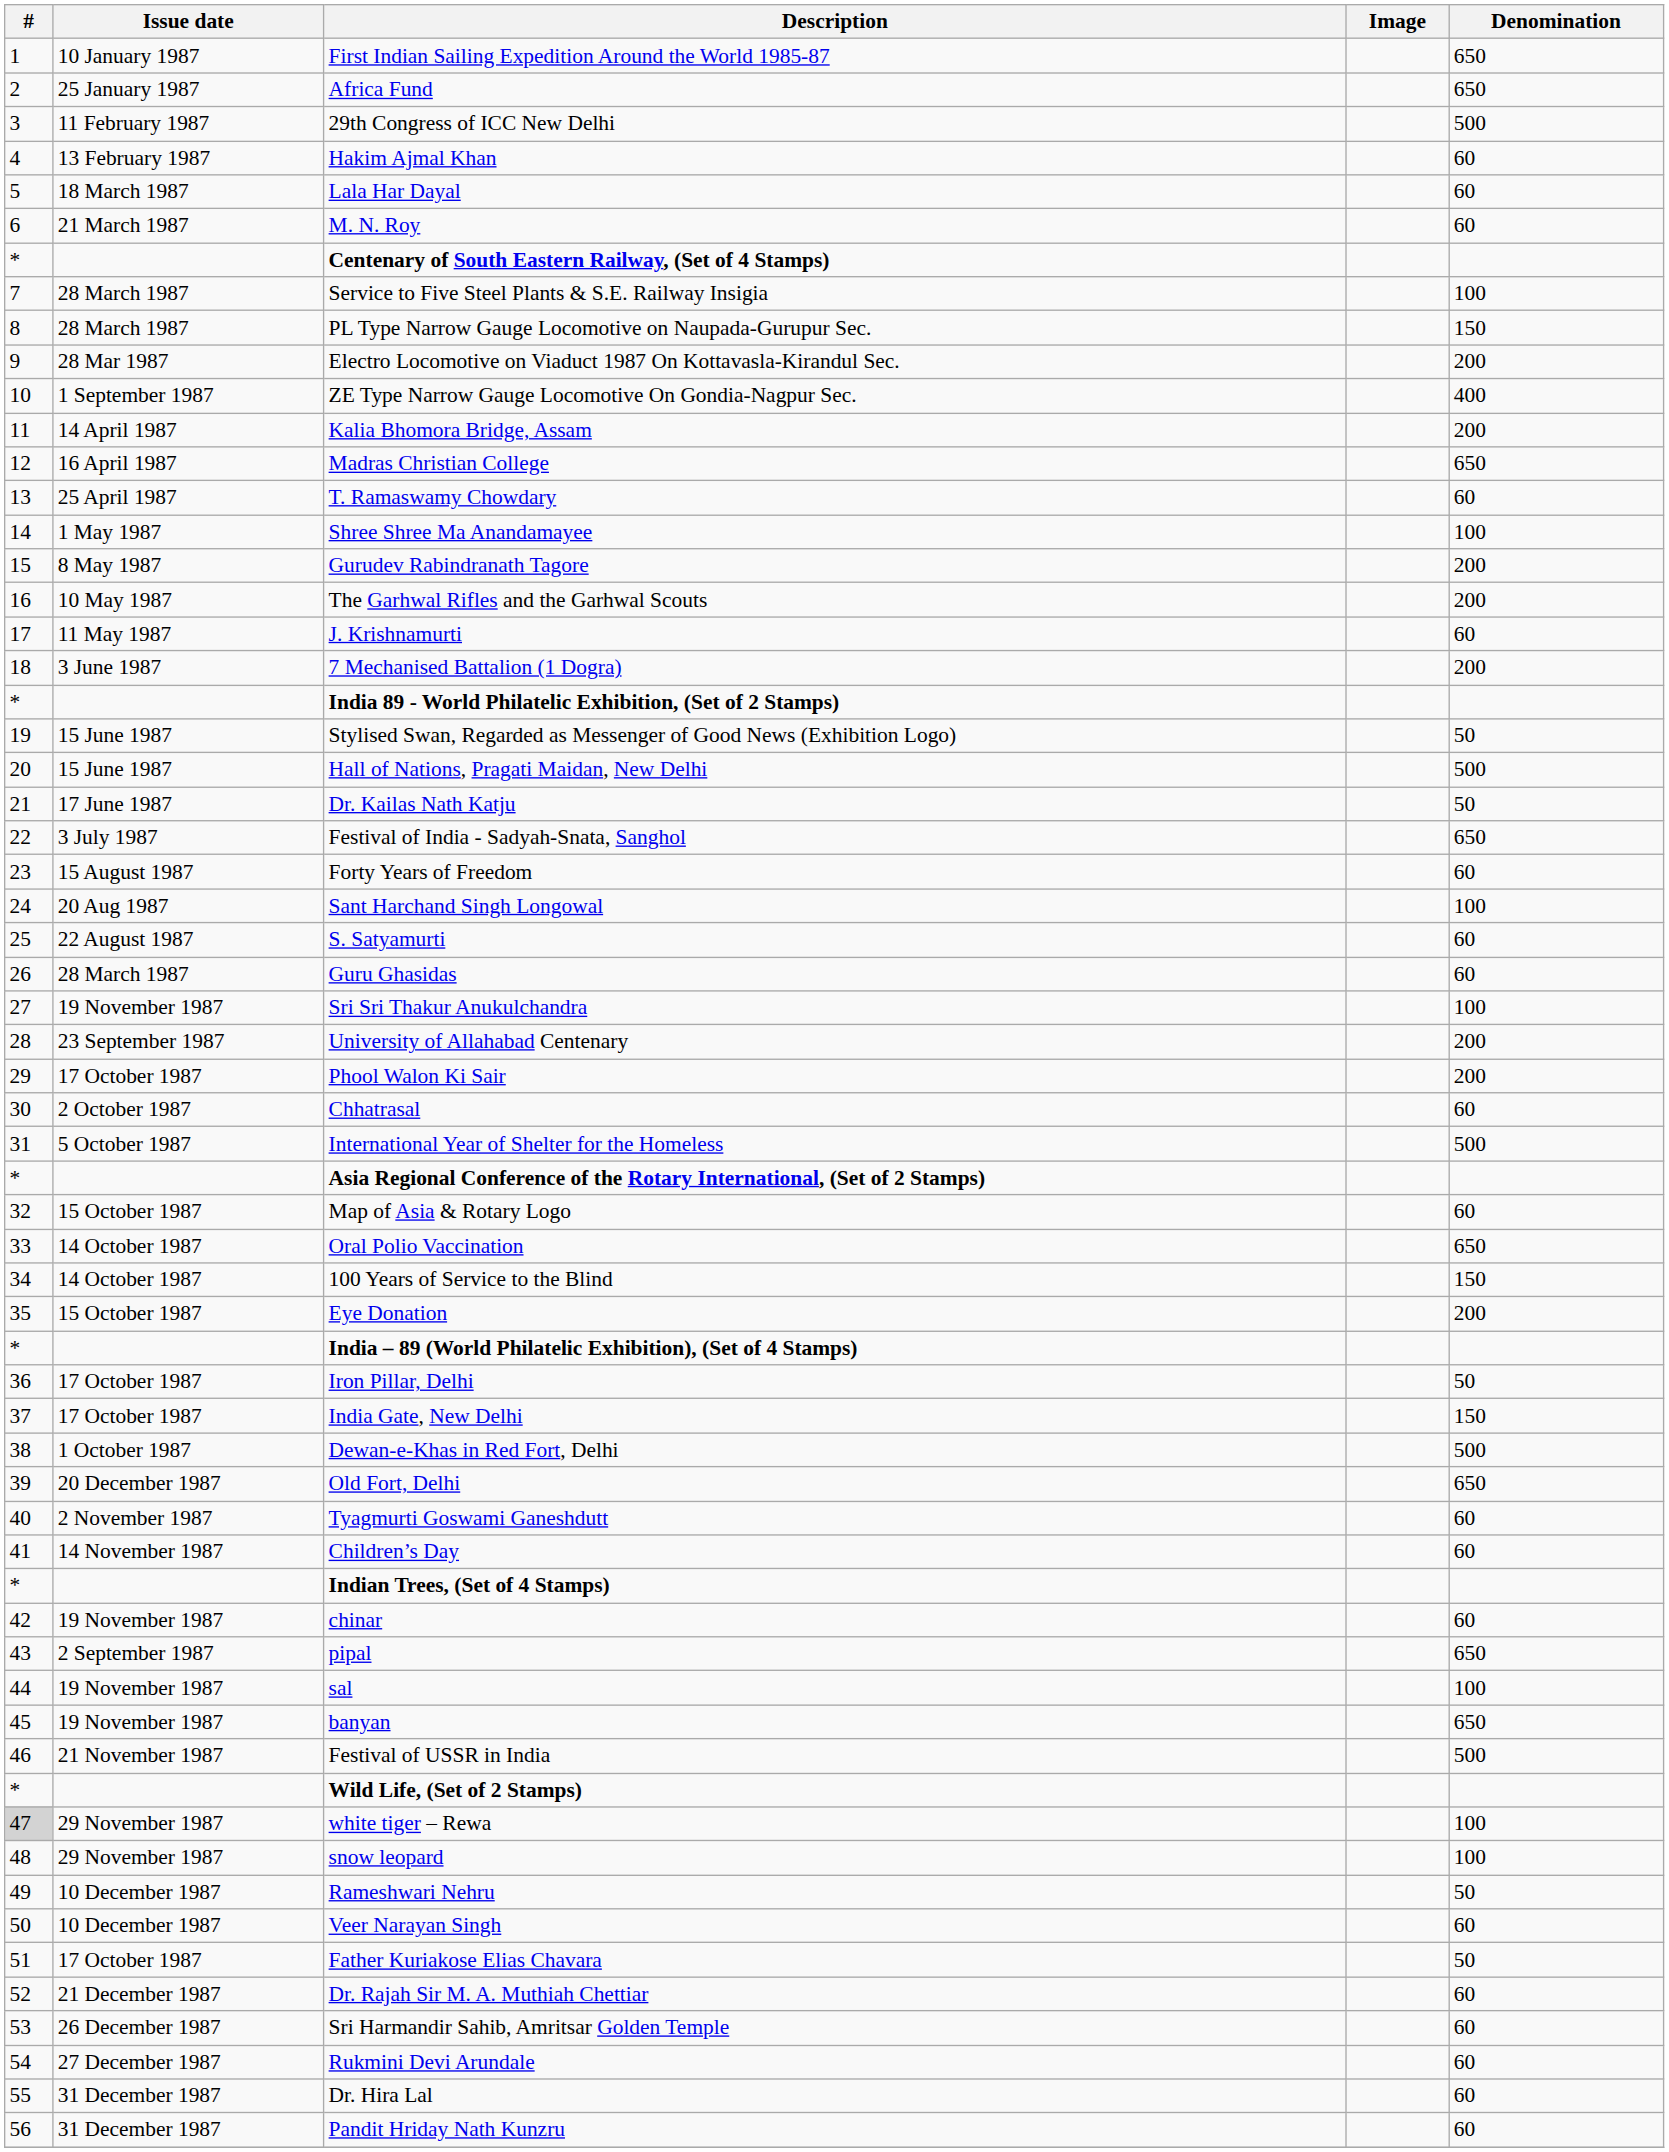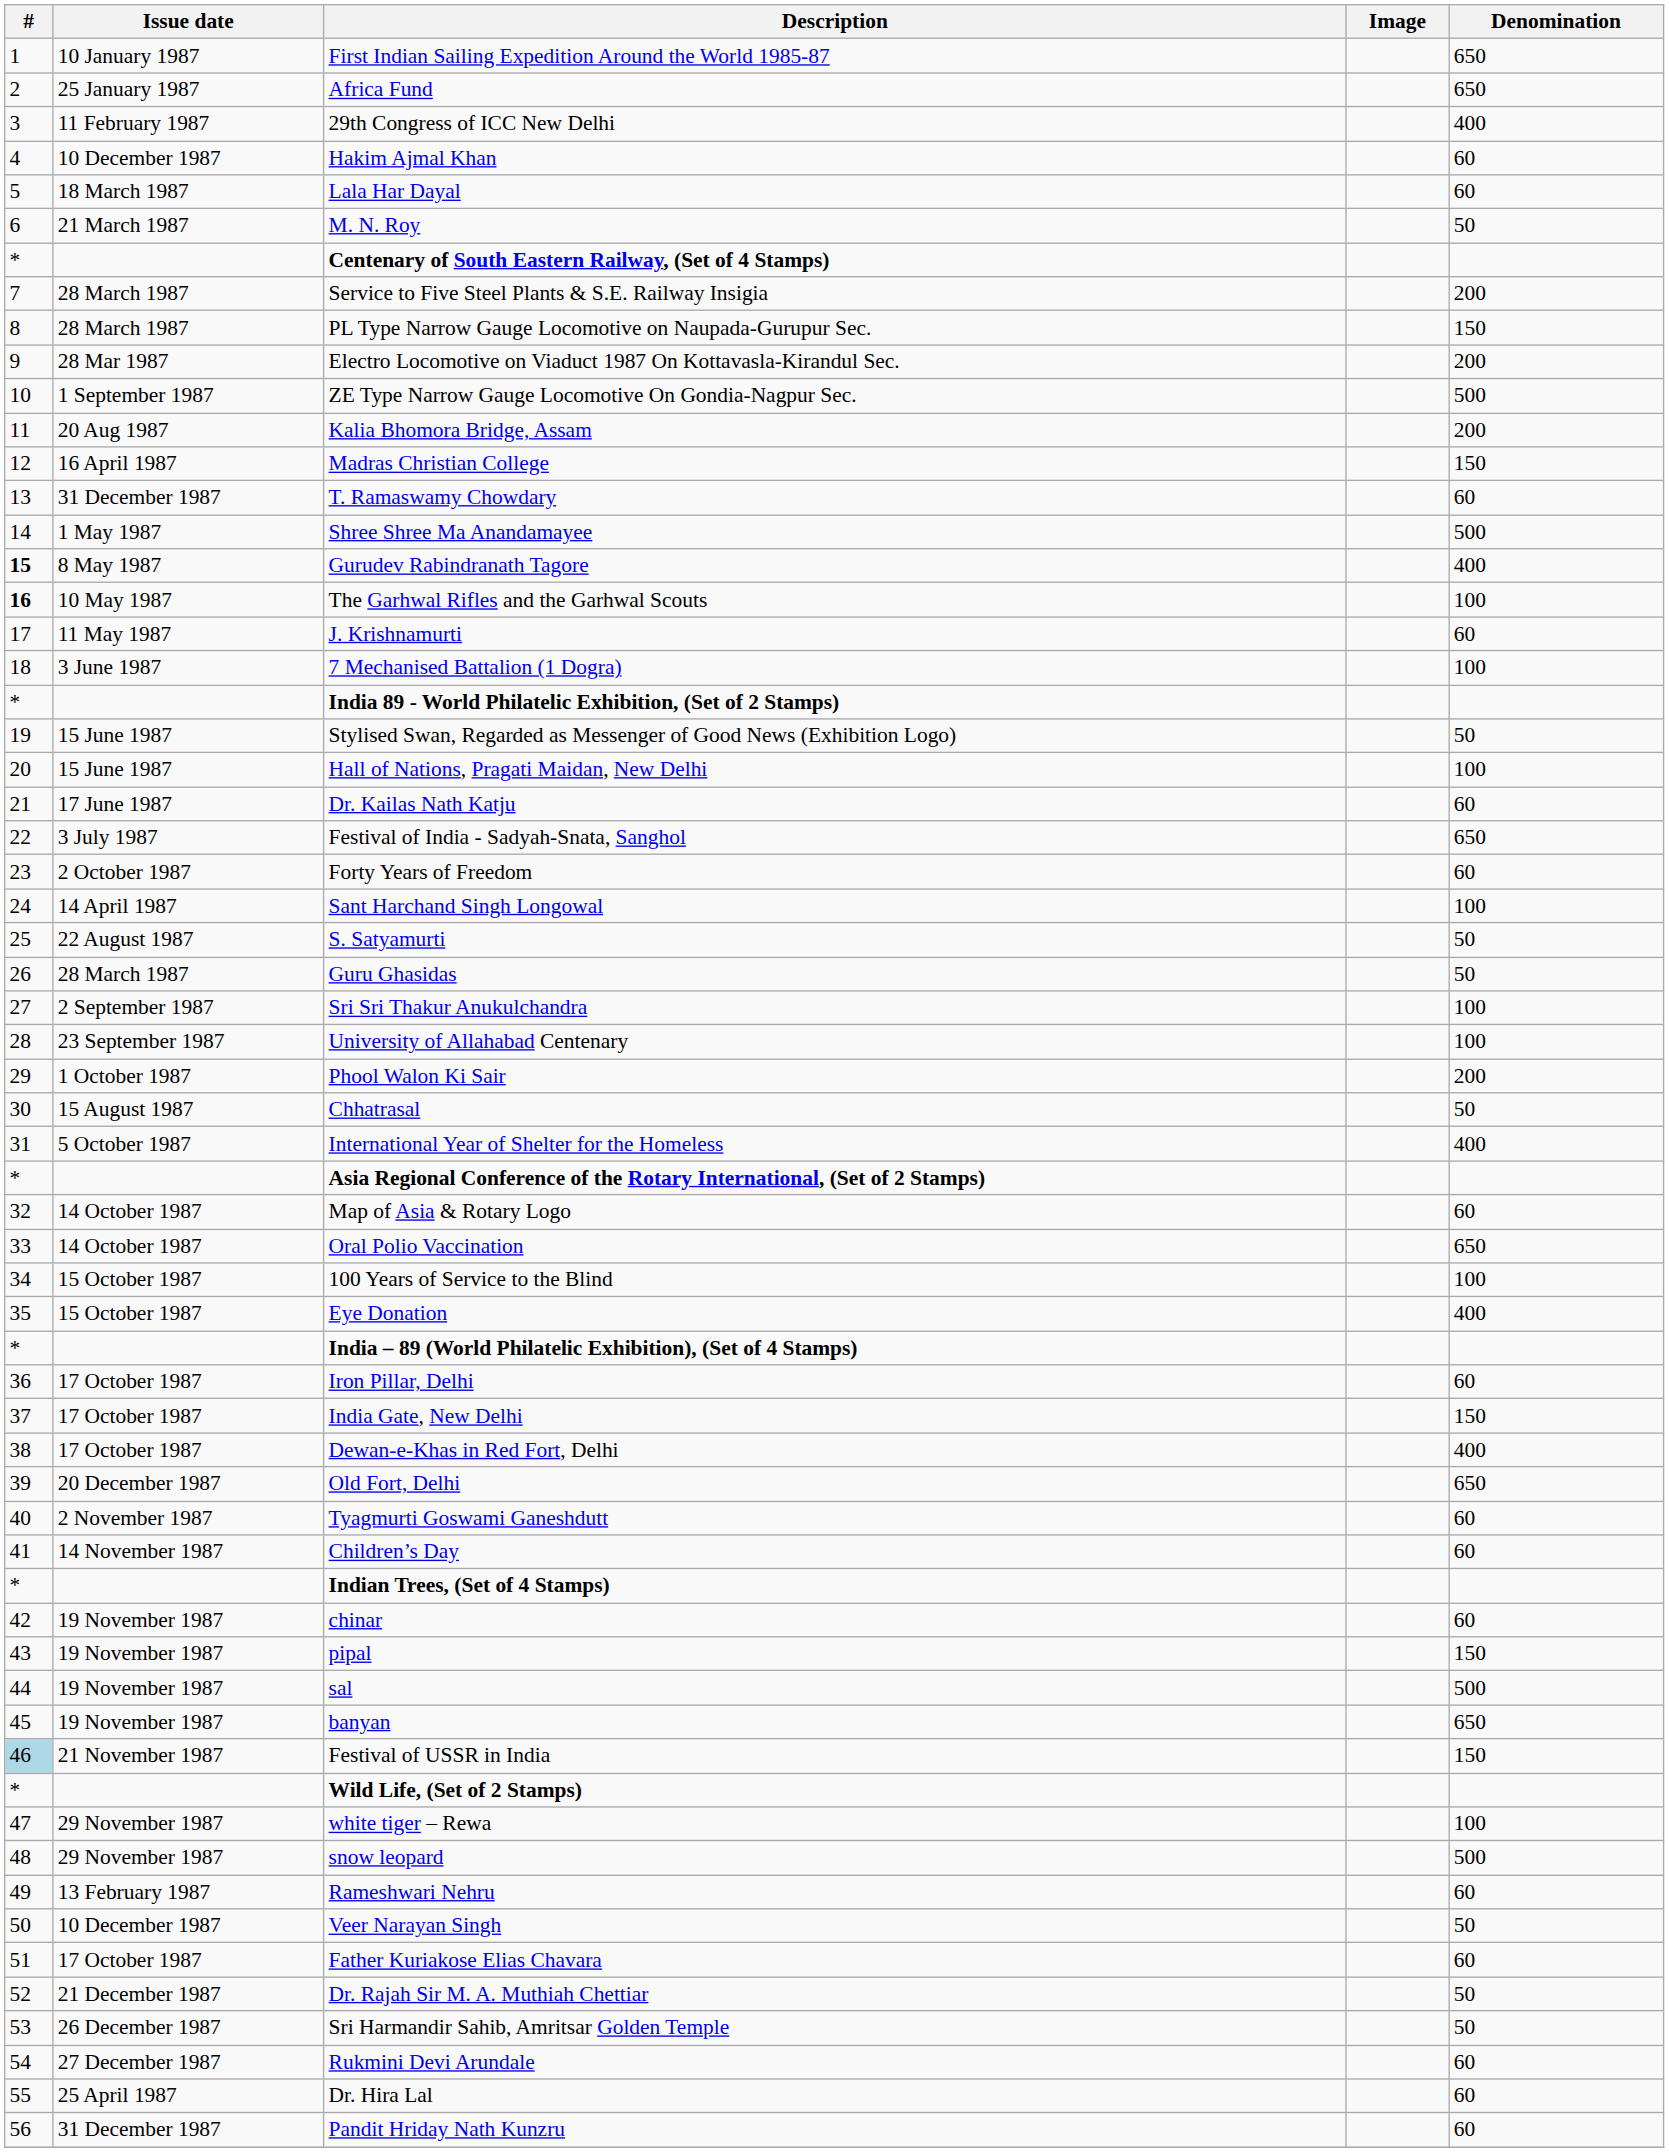(1470, 123) 500 -> (1470, 123) 400
(134, 157) 13 February 1987 -> (139, 157) 10 December 1987
(1464, 225) 60 -> (1464, 225) 50
(1470, 293) 100 -> (1470, 293) 200
(1470, 395) 400 -> (1470, 395) 500
(117, 429) 14 April 1987 -> (113, 429) 20 Aug 1987
(1470, 463) 650 -> (1470, 463) 150
(117, 497) 25 April 1987 -> (139, 497) 31 December 1987
(1470, 531) 100 -> (1470, 531) 500
(20, 565) normal -> (20, 565) bold
(1470, 565) 200 -> (1470, 565) 400
(20, 599) normal -> (20, 599) bold
(1470, 599) 200 -> (1470, 599) 100
(1470, 667) 200 -> (1470, 667) 100
(1470, 769) 500 -> (1470, 769) 100
(1464, 803) 50 -> (1464, 803) 60
(126, 871) 15 August 1987 -> (124, 871) 2 October 1987
(113, 905) 20 Aug 1987 -> (117, 905) 14 April 1987
(1464, 939) 60 -> (1464, 939) 50
(1464, 973) 60 -> (1464, 973) 50
(140, 1007) 19 November 1987 -> (136, 1007) 2 September 1987
(1470, 1041) 200 -> (1470, 1041) 100
(130, 1075) 17 October 1987 -> (124, 1075) 1 October 1987
(124, 1109) 2 October 1987 -> (126, 1109) 15 August 1987
(1464, 1109) 60 -> (1464, 1109) 50
(1470, 1143) 500 -> (1470, 1143) 400
(130, 1211) 15 October 1987 -> (130, 1211) 14 October 1987
(130, 1279) 14 October 1987 -> (130, 1279) 15 October 1987
(1470, 1279) 150 -> (1470, 1279) 100
(1470, 1313) 200 -> (1470, 1313) 400
(1464, 1381) 50 -> (1464, 1381) 60
(124, 1449) 1 October 1987 -> (130, 1449) 17 October 1987
(1470, 1449) 500 -> (1470, 1449) 400
(136, 1653) 2 September 1987 -> (140, 1653) 19 November 1987
(1470, 1653) 650 -> (1470, 1653) 150
(1470, 1687) 100 -> (1470, 1687) 500
(20, 1755) no background -> (20, 1755) lightblue background
(1470, 1755) 500 -> (1470, 1755) 150
(20, 1823) lightgrey background -> (20, 1823) no background
(1470, 1857) 100 -> (1470, 1857) 500
(139, 1891) 10 December 1987 -> (134, 1891) 13 February 1987
(1464, 1891) 50 -> (1464, 1891) 60
(1464, 1925) 60 -> (1464, 1925) 50
(1464, 1959) 50 -> (1464, 1959) 60
(1464, 1993) 60 -> (1464, 1993) 50
(1464, 2027) 60 -> (1464, 2027) 50
(139, 2095) 31 December 1987 -> (117, 2095) 25 April 1987
